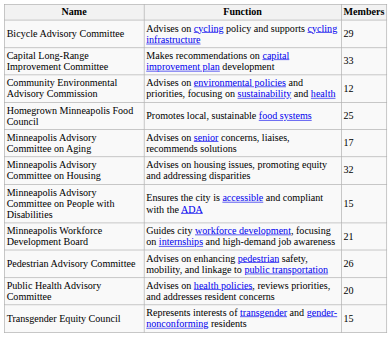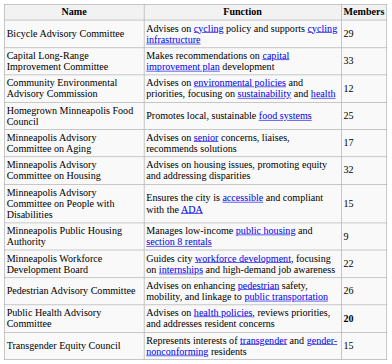+ row: (64, 236)
(349, 236) 21 -> (349, 264) 22
(349, 291) normal -> (349, 318) bold
